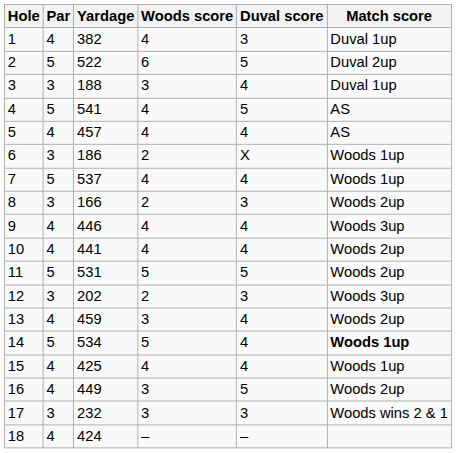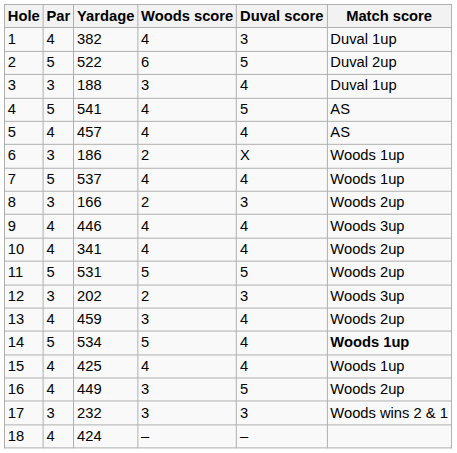(89, 249) 441 -> (89, 249) 341
